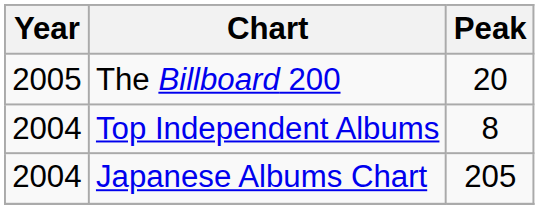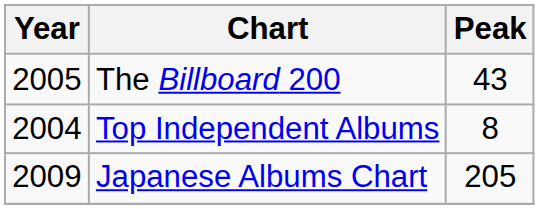(490, 78) 20 -> (490, 78) 43
(47, 177) 2004 -> (47, 177) 2009
